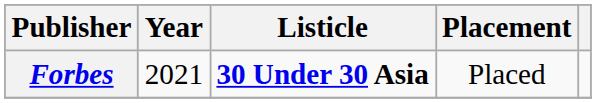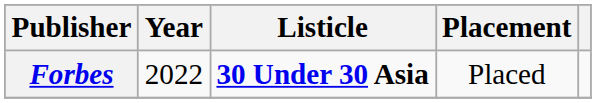(174, 73) 2021 -> (174, 73) 2022
